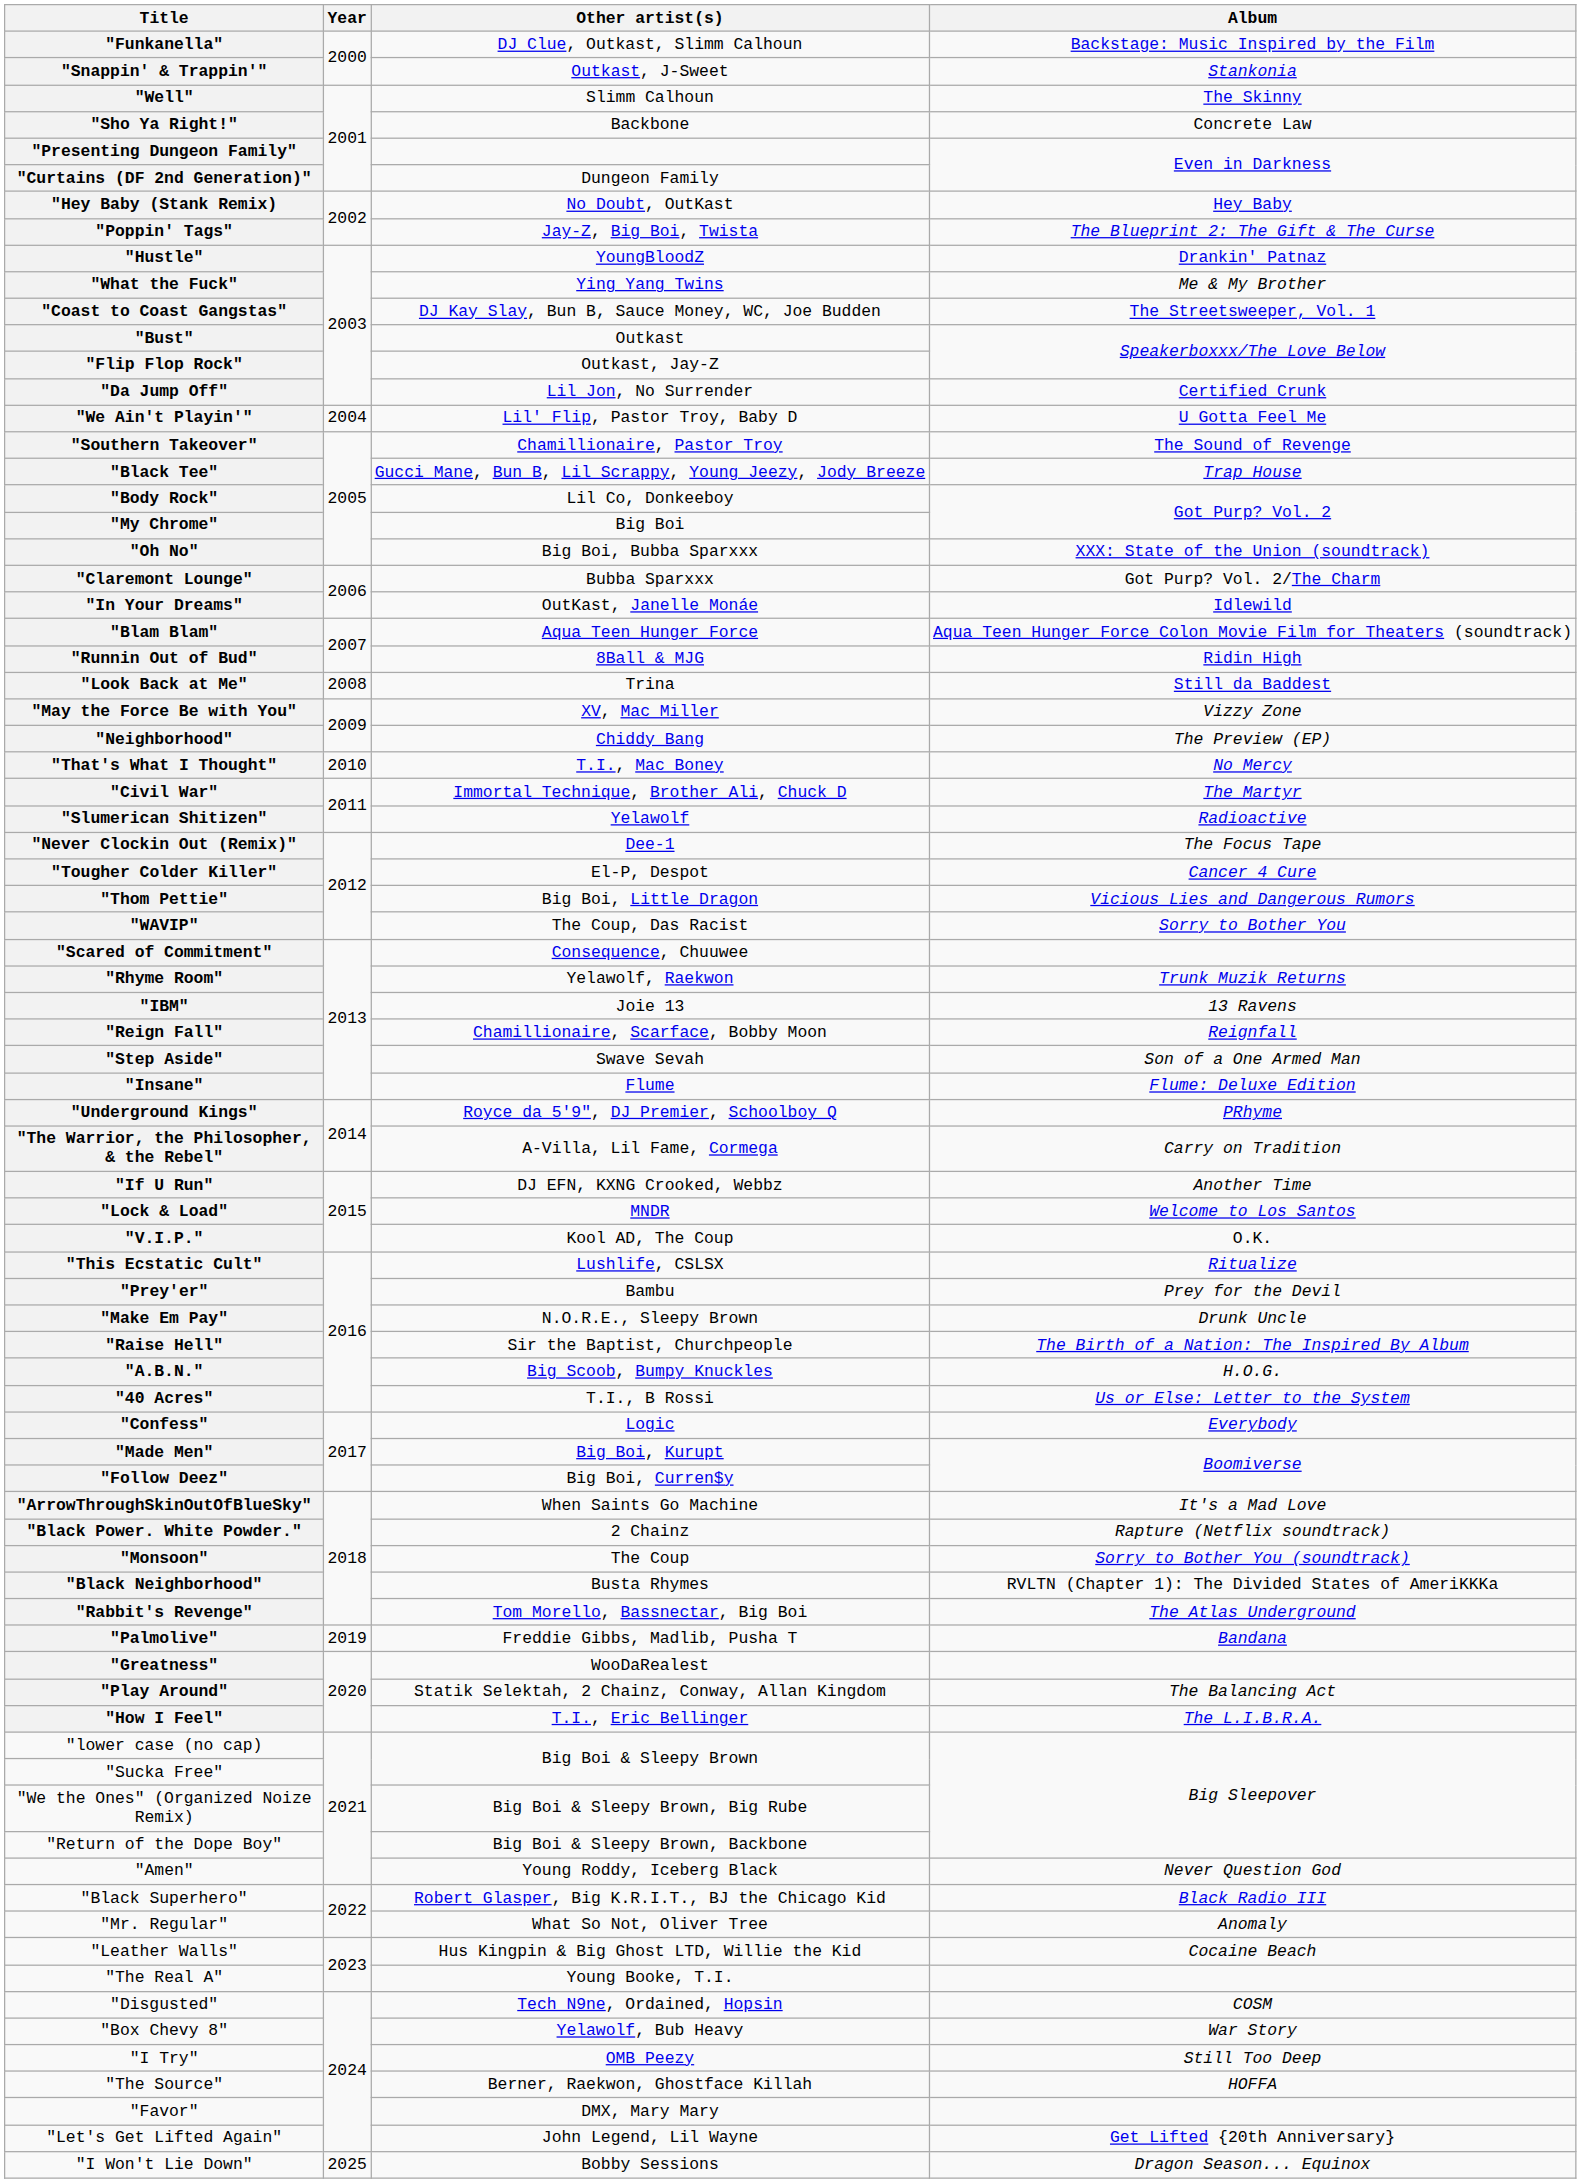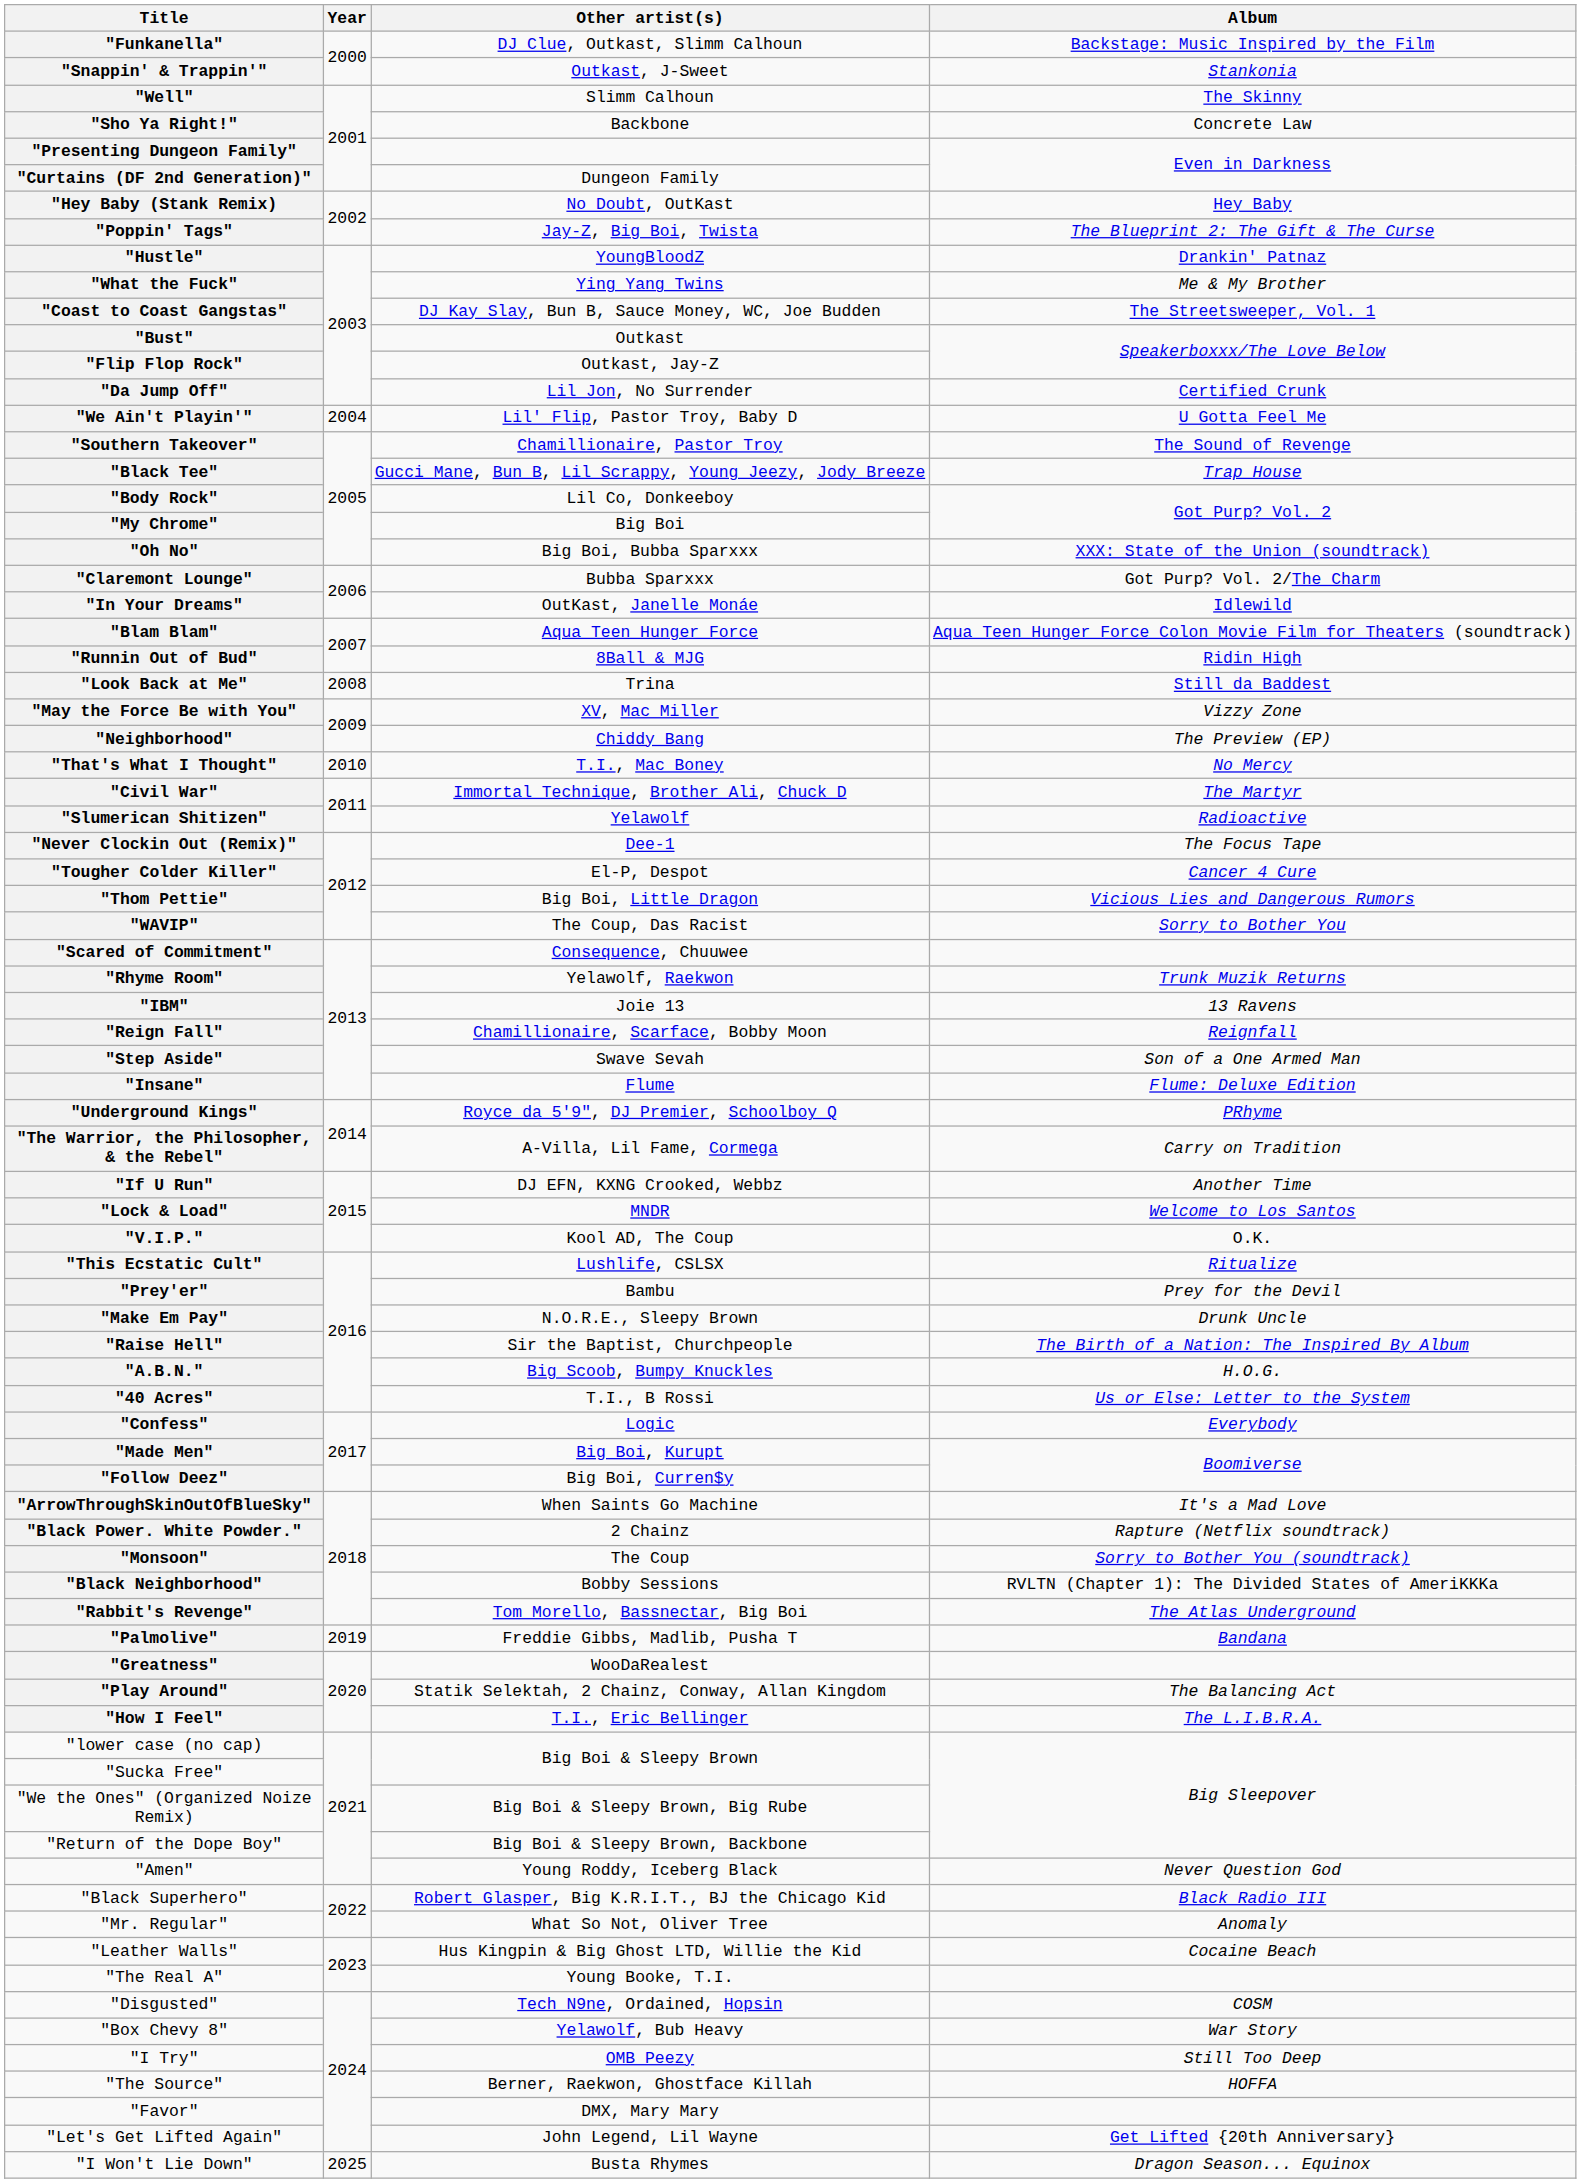(650, 1585) Busta Rhymes -> (650, 1585) Bobby Sessions
(650, 2165) Bobby Sessions -> (650, 2165) Busta Rhymes
